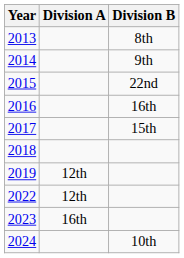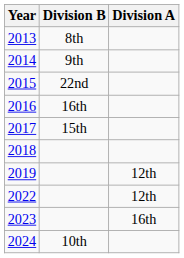columns swapped: (74, 15) <-> (144, 15)
